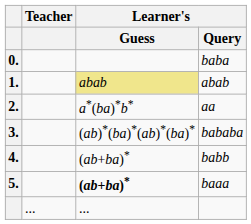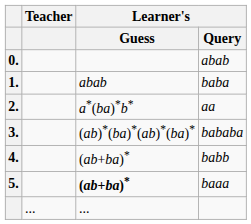(215, 60) baba -> (215, 60) abab
(93, 82) khaki background -> (93, 82) no background
(215, 82) abab -> (215, 82) baba
